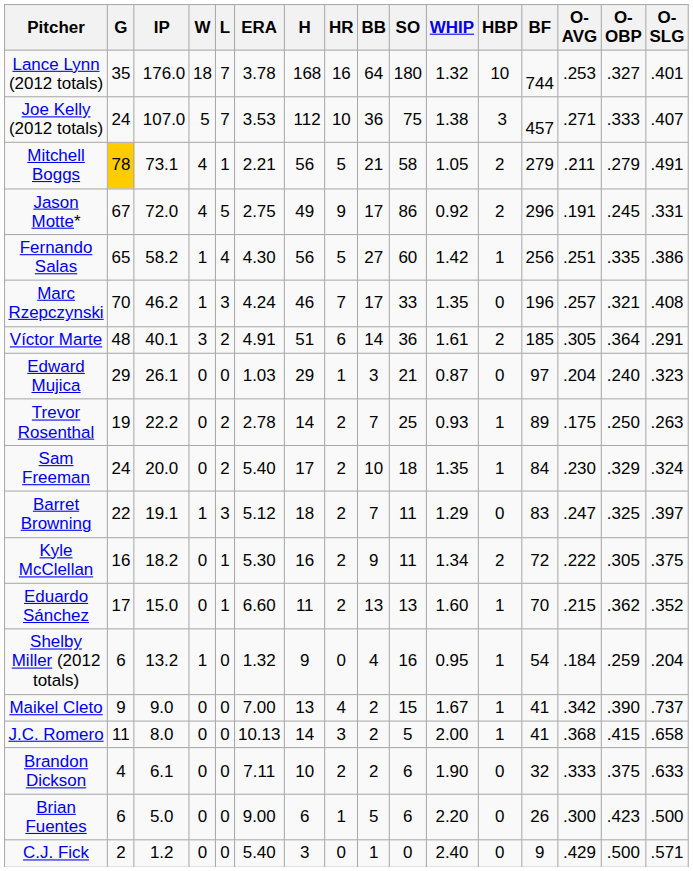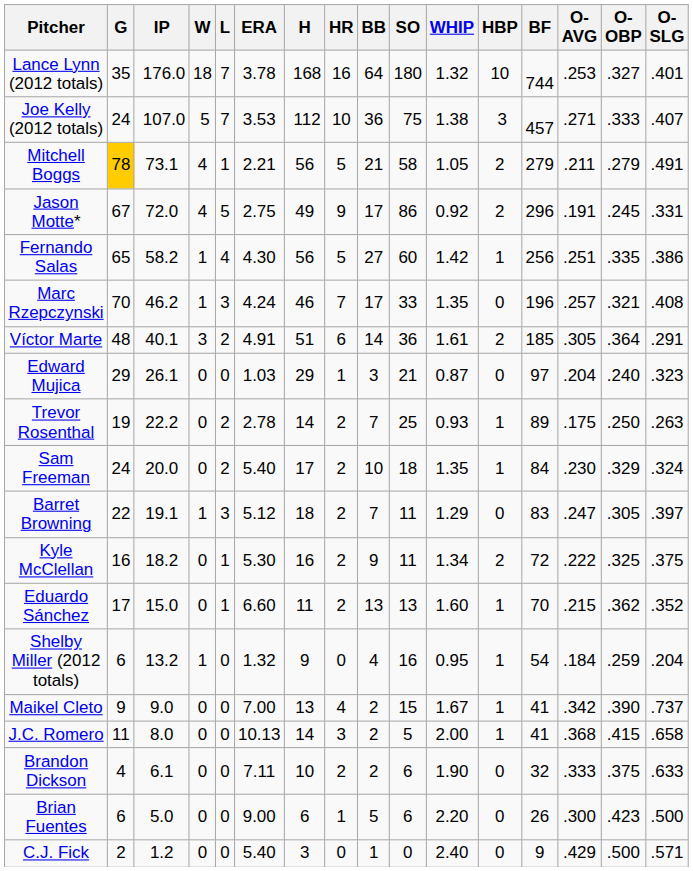(623, 514) .325 -> (623, 514) .305
(623, 560) .305 -> (623, 560) .325
